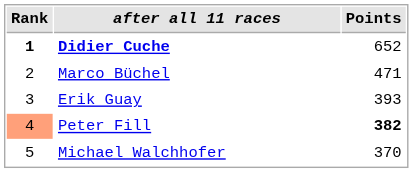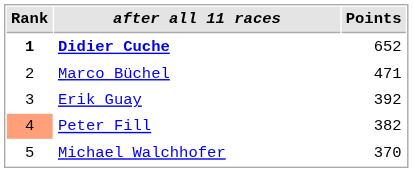(388, 100) 393 -> (388, 100) 392
(388, 126) bold -> (388, 126) normal
